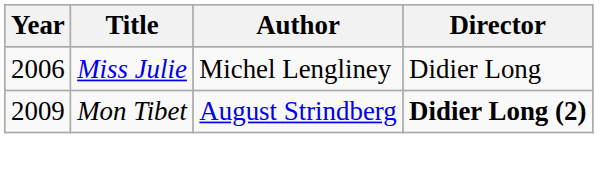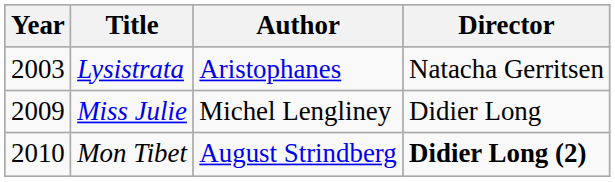+ row: (131, 68)
(38, 68) 2006 -> (38, 111) 2009
(38, 111) 2009 -> (38, 153) 2010
